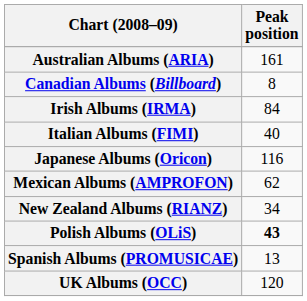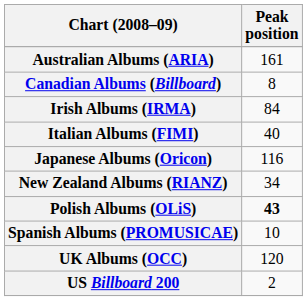- row: (123, 183)
(272, 258) 13 -> (272, 233) 10
+ row: (123, 283)
